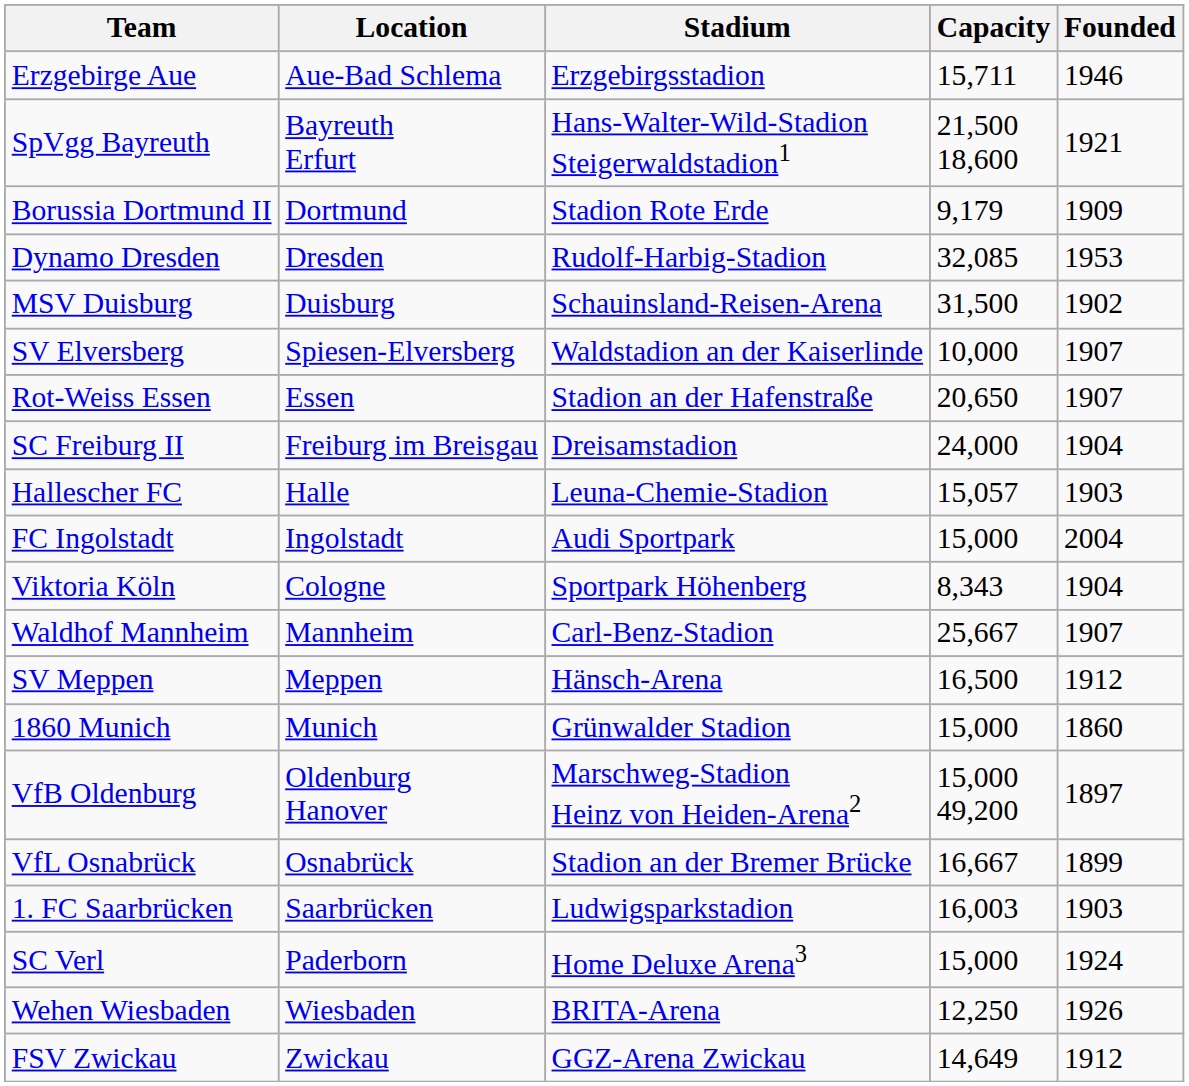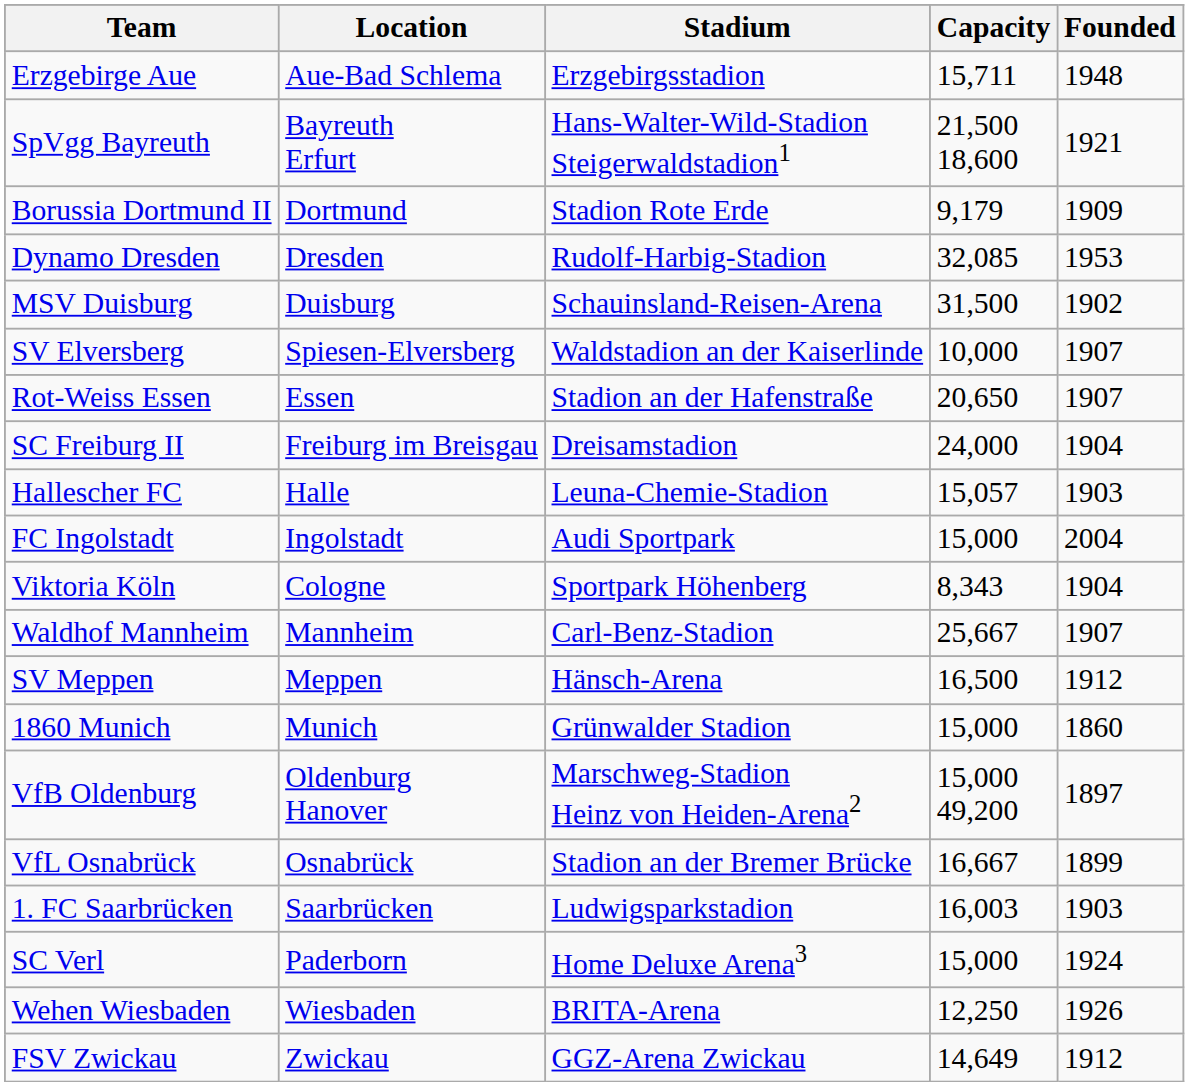(1093, 74) 1946 -> (1093, 74) 1948
